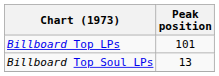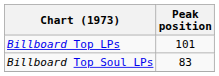(185, 62) 13 -> (185, 62) 83
